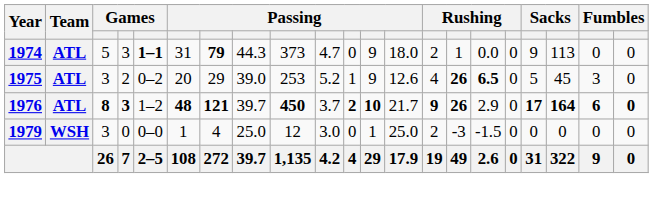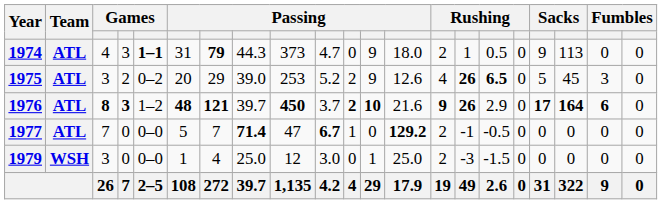(105, 52) 5 -> (105, 52) 4
(488, 52) 0.0 -> (497, 52) 0.5
(352, 78) 1 -> (352, 78) 2
(403, 105) 21.7 -> (408, 105) 21.6
(631, 105) bold -> (639, 105) normal
+ row: (25, 132)
